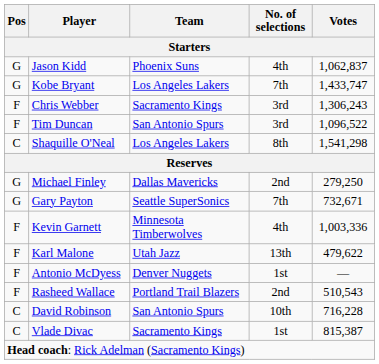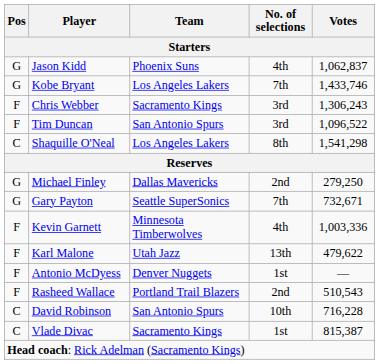(343, 85) 1,433,747 -> (343, 85) 1,433,746
